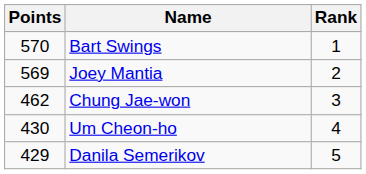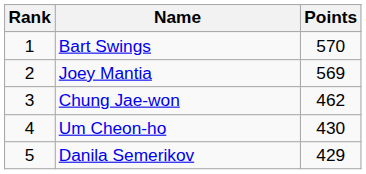columns swapped: (336, 18) <-> (35, 18)
